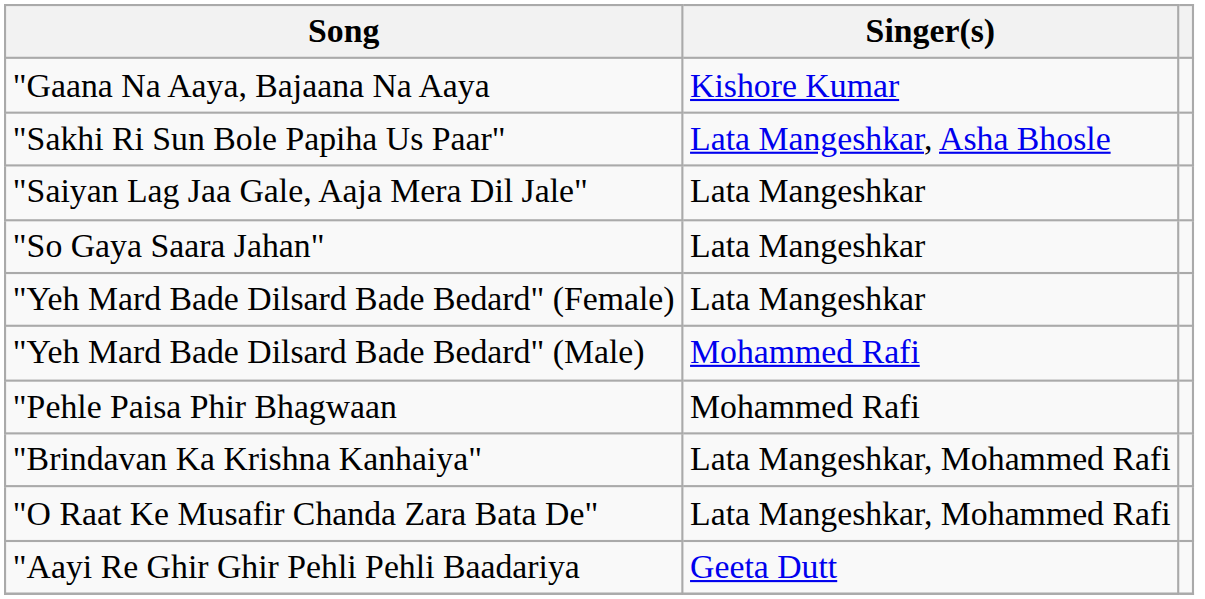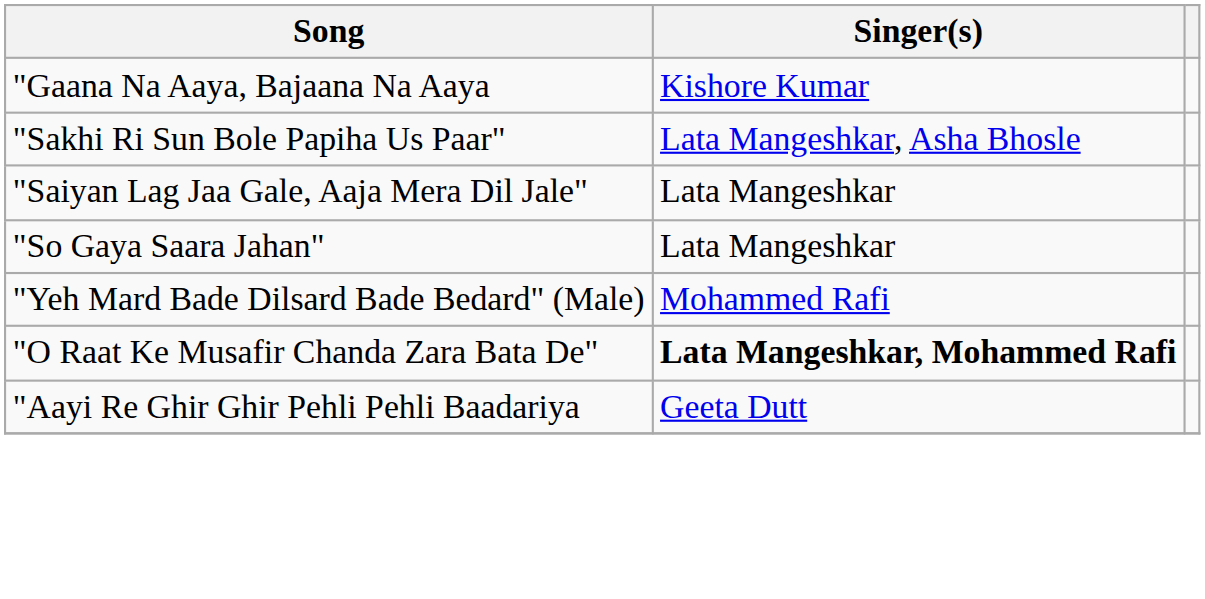- row: (344, 298)
- row: (205, 406)
- row: (247, 459)
(930, 513) normal -> (918, 352) bold
